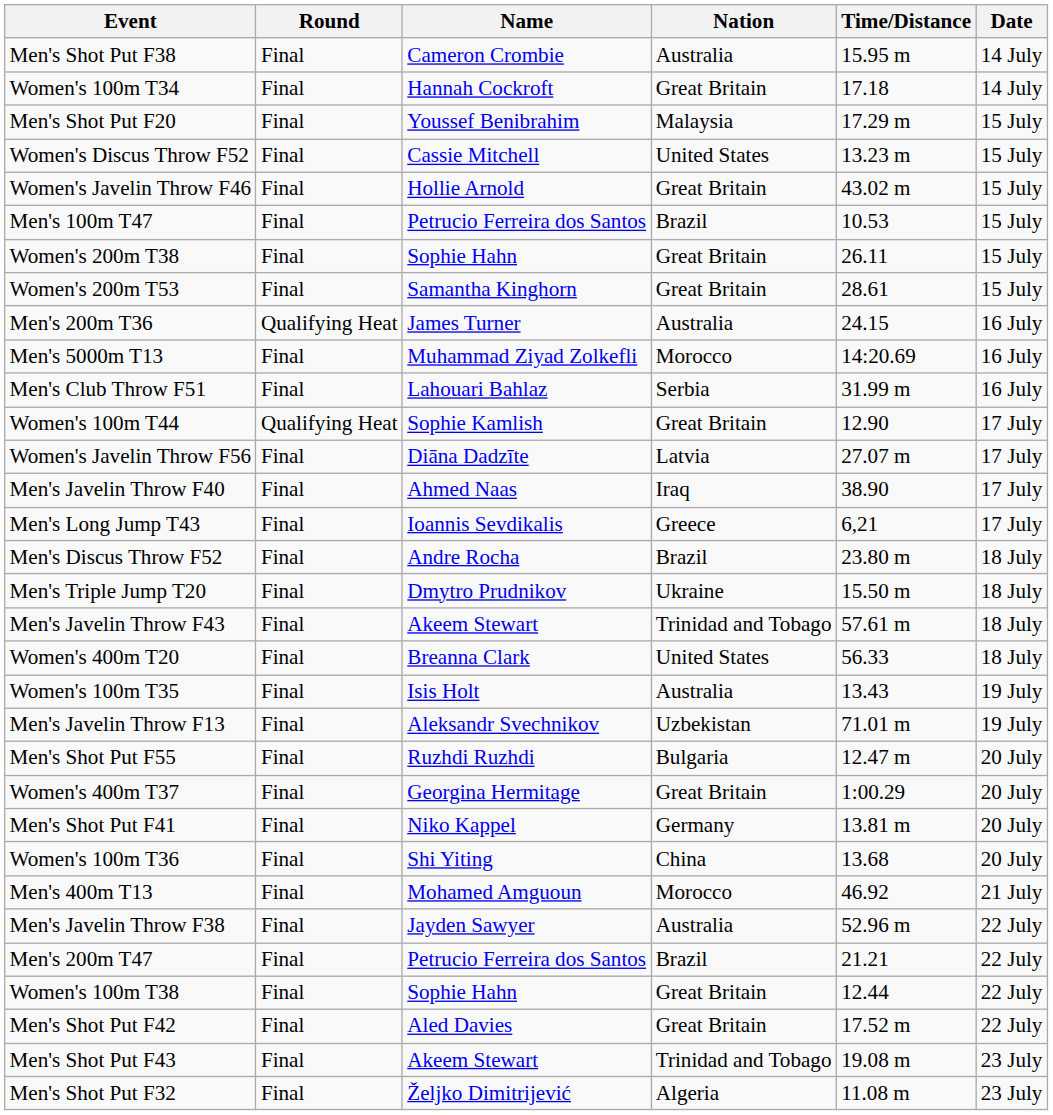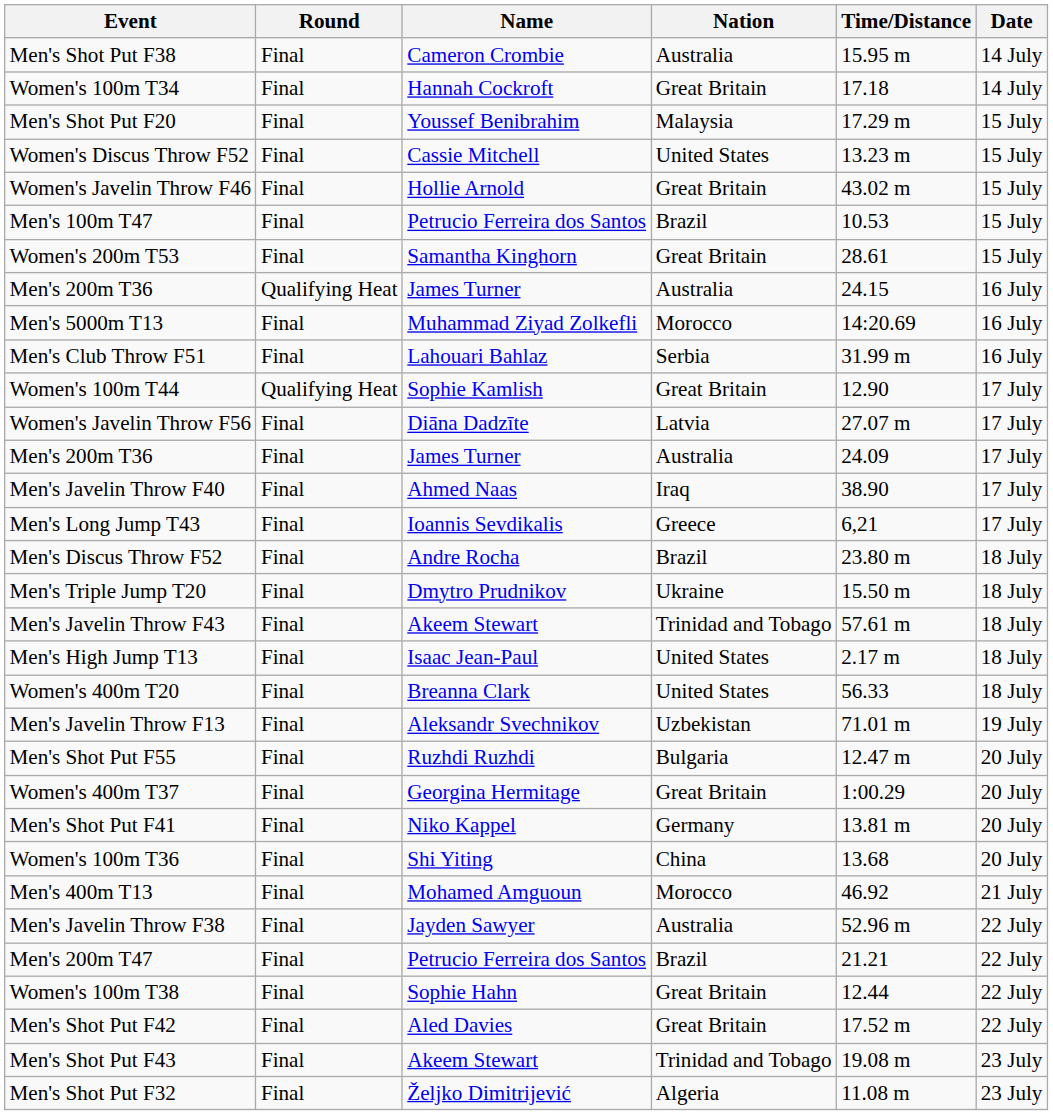- row: (94, 255)
+ row: (81, 456)
+ row: (104, 657)
- row: (94, 691)
